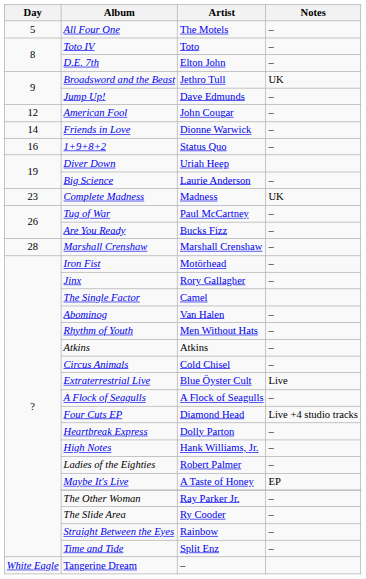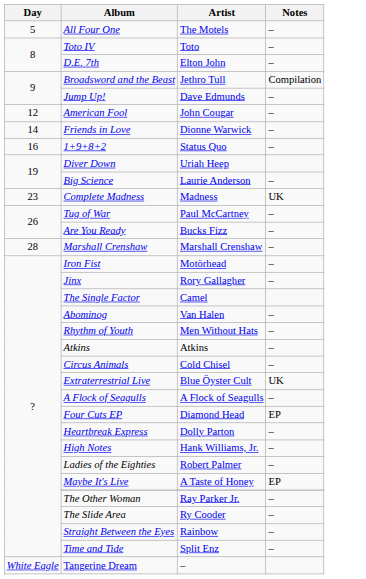(276, 79) UK -> (295, 79) Compilation
(278, 381) Live -> (276, 381) UK
(313, 414) Live +4 studio tracks -> (275, 414) EP
